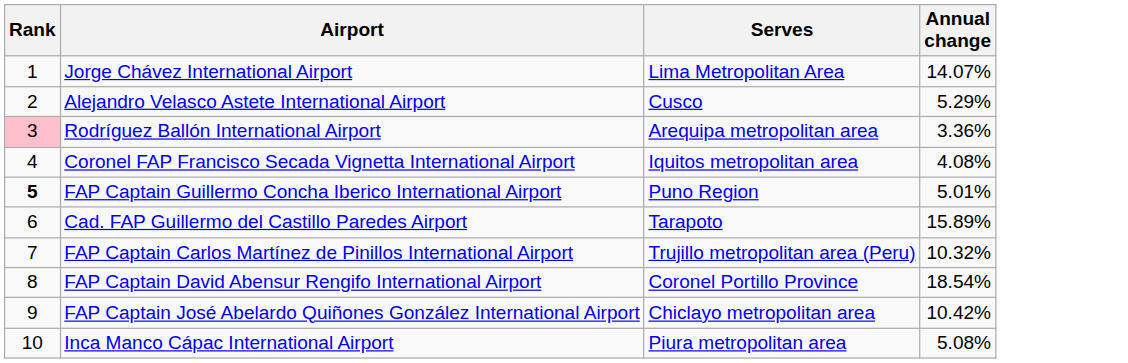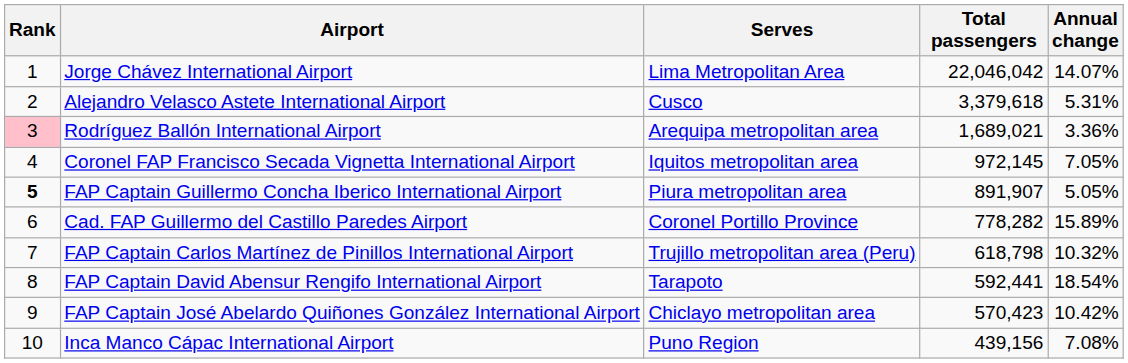+ column: (984, 30)
(964, 101) 5.29% -> (1092, 101) 5.31%
(964, 161) 4.08% -> (1092, 161) 7.05%
(704, 191) Puno Region -> (747, 191) Piura metropolitan area
(964, 191) 5.01% -> (1092, 191) 5.05%
(686, 222) Tarapoto -> (753, 222) Coronel Portillo Province
(753, 282) Coronel Portillo Province -> (686, 282) Tarapoto
(747, 342) Piura metropolitan area -> (704, 342) Puno Region
(964, 342) 5.08% -> (1092, 342) 7.08%
